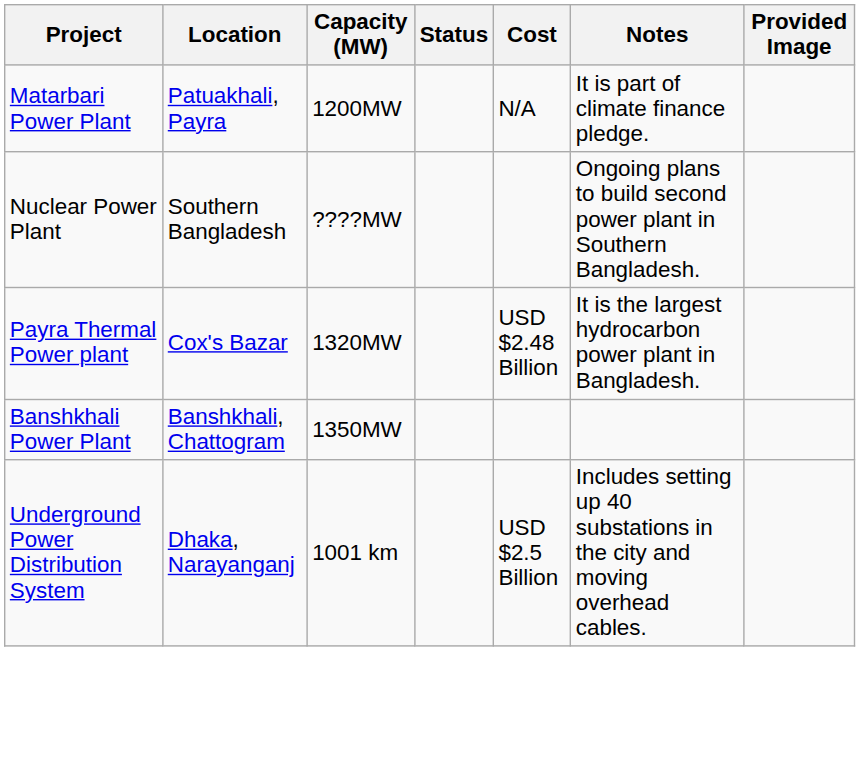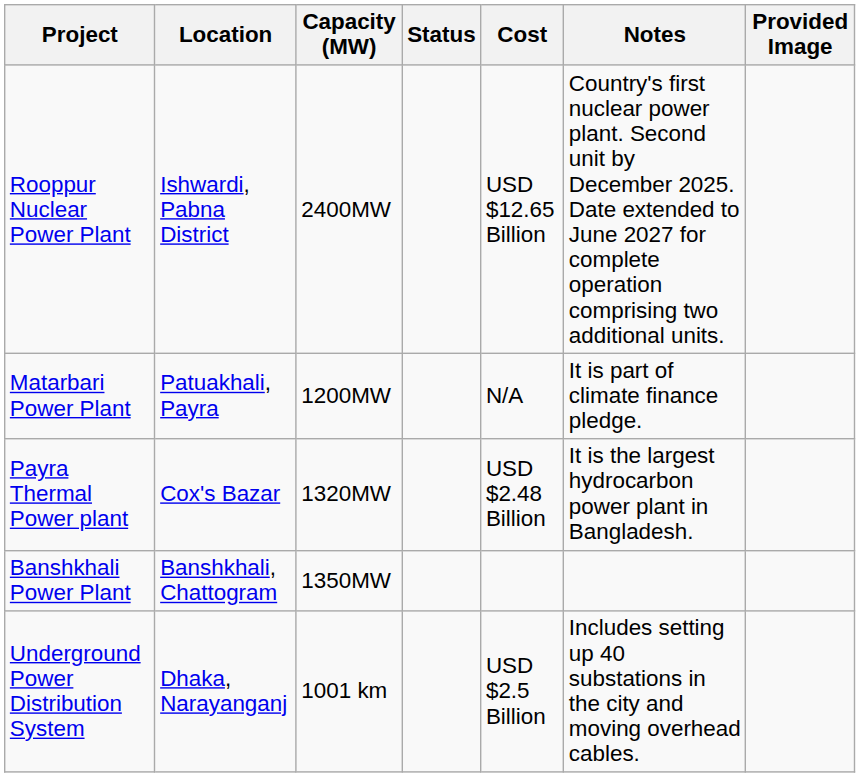+ row: (70, 208)
- row: (83, 219)
